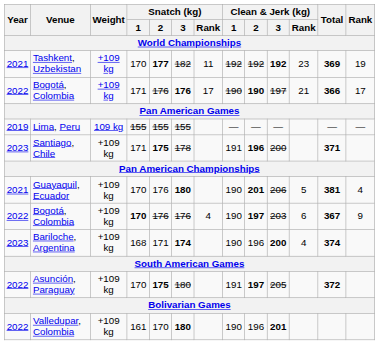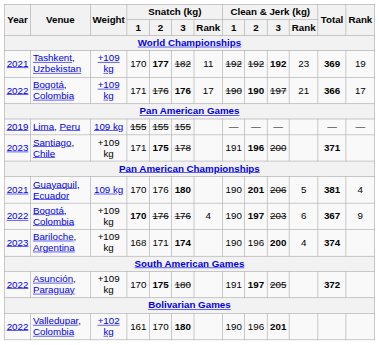(109, 189) +109 kg -> (109, 189) 109 kg
(109, 326) +109 kg -> (109, 326) +102 kg
